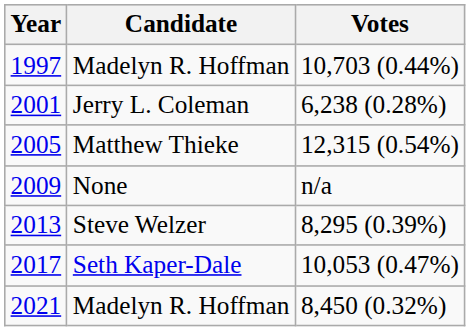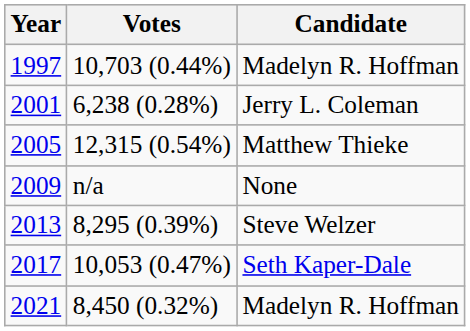columns swapped: (181, 24) <-> (380, 24)
